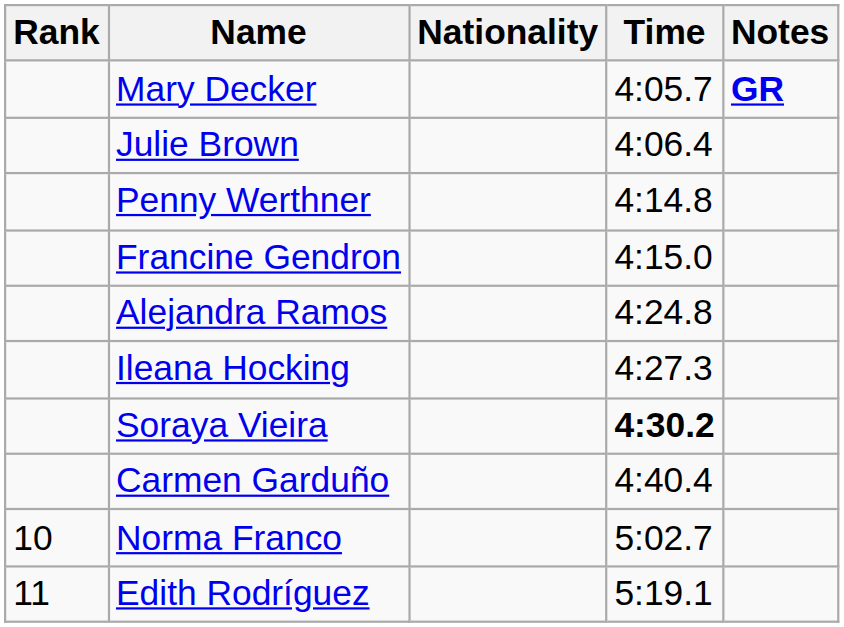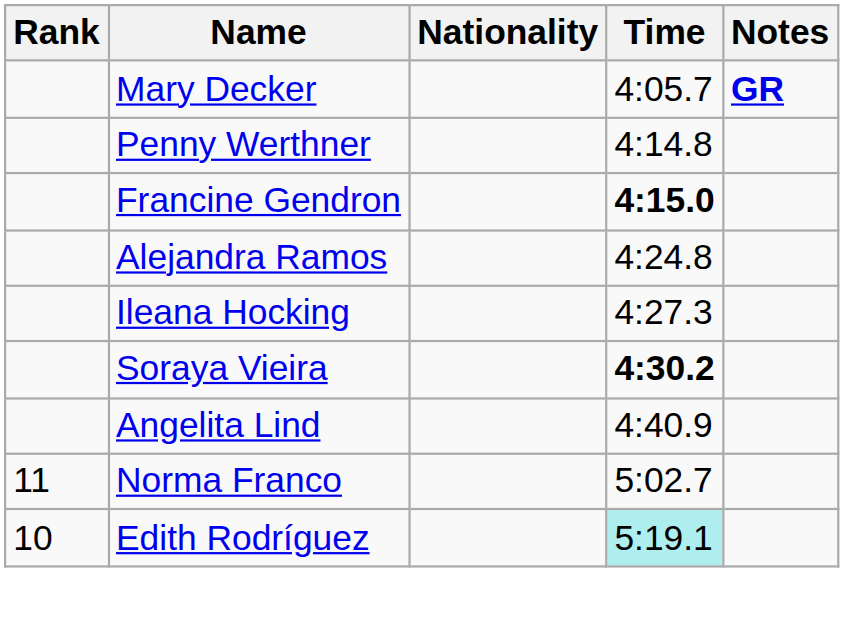- row: (207, 144)
(664, 256) normal -> (665, 200) bold
- row: (253, 481)
+ row: (218, 425)
(33, 537) 10 -> (32, 481) 11
(32, 593) 11 -> (33, 537) 10
(664, 593) no background -> (664, 537) paleturquoise background
